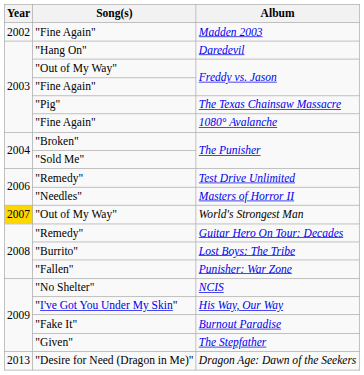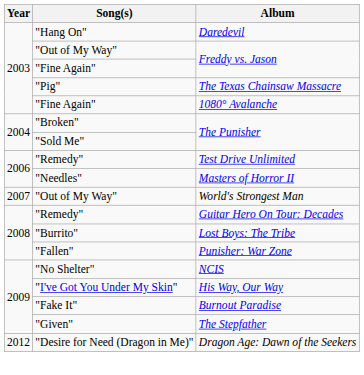- row: (66, 31)
(19, 214) gold background -> (19, 196) no background
(19, 360) 2013 -> (19, 342) 2012
